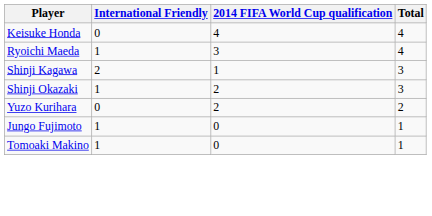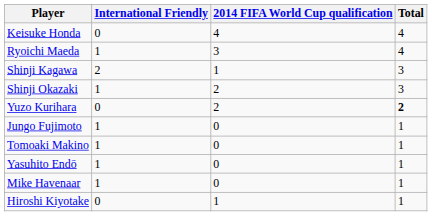(401, 107) normal -> (401, 107) bold
+ row: (42, 164)
+ row: (44, 182)
+ row: (48, 201)
